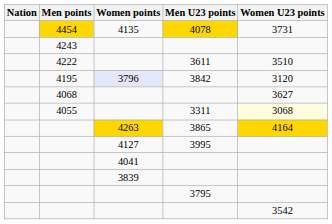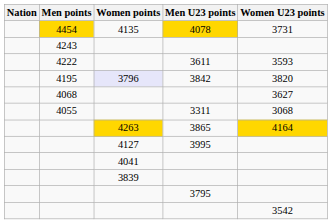(282, 62) 3510 -> (282, 62) 3593
(282, 78) 3120 -> (282, 78) 3820
(282, 111) lightyellow background -> (282, 111) no background
